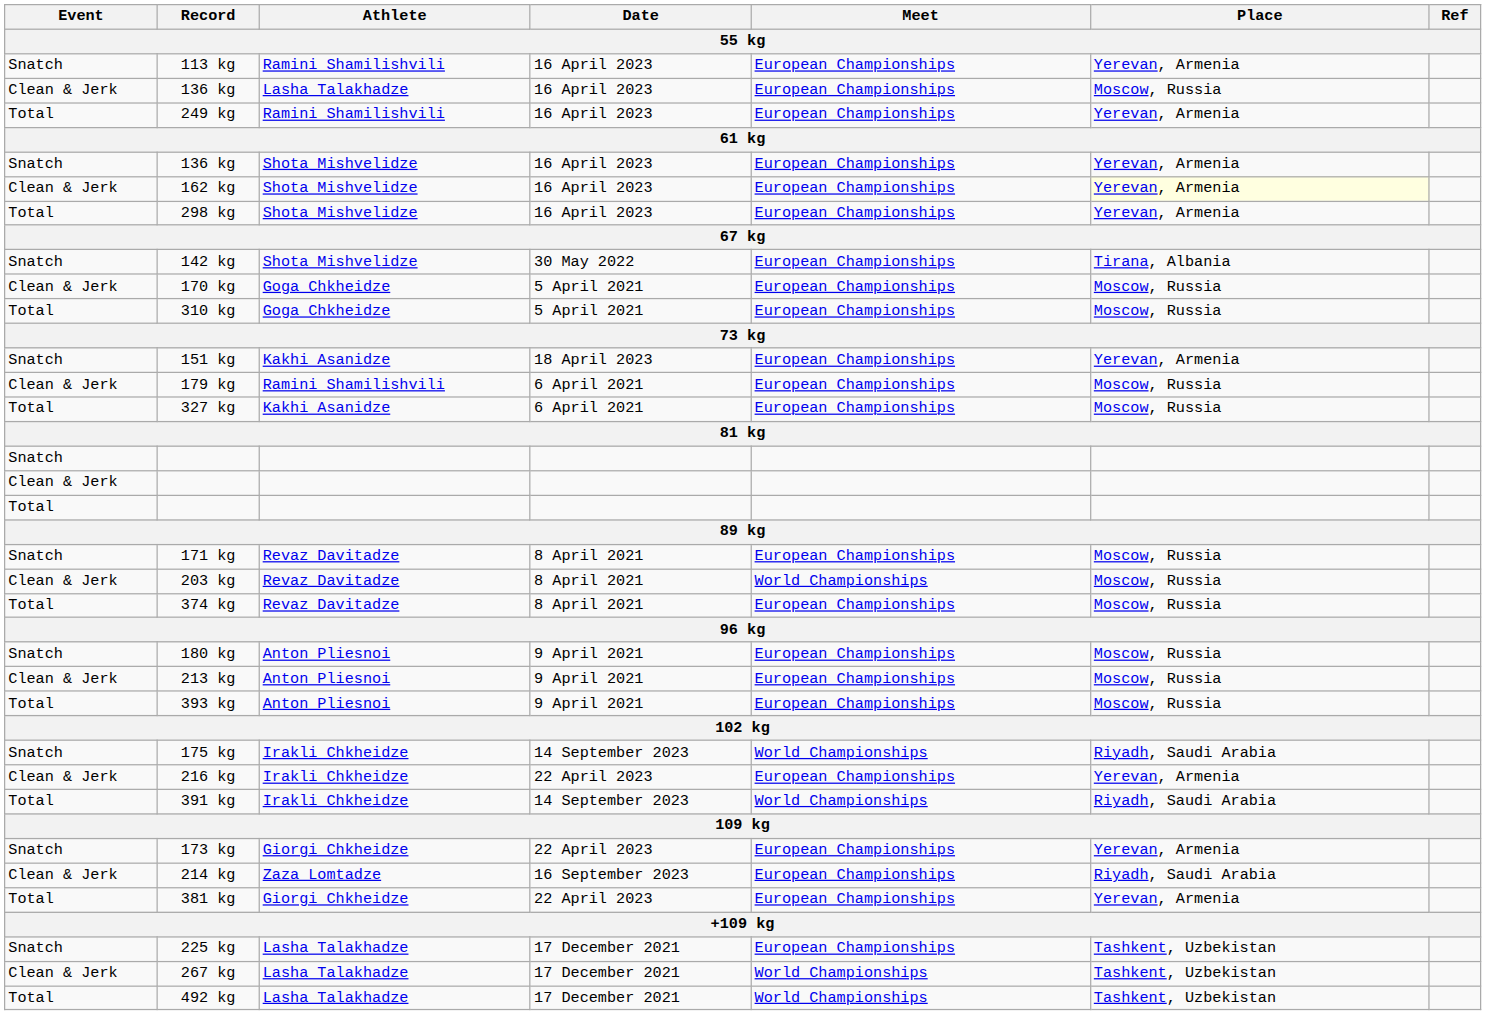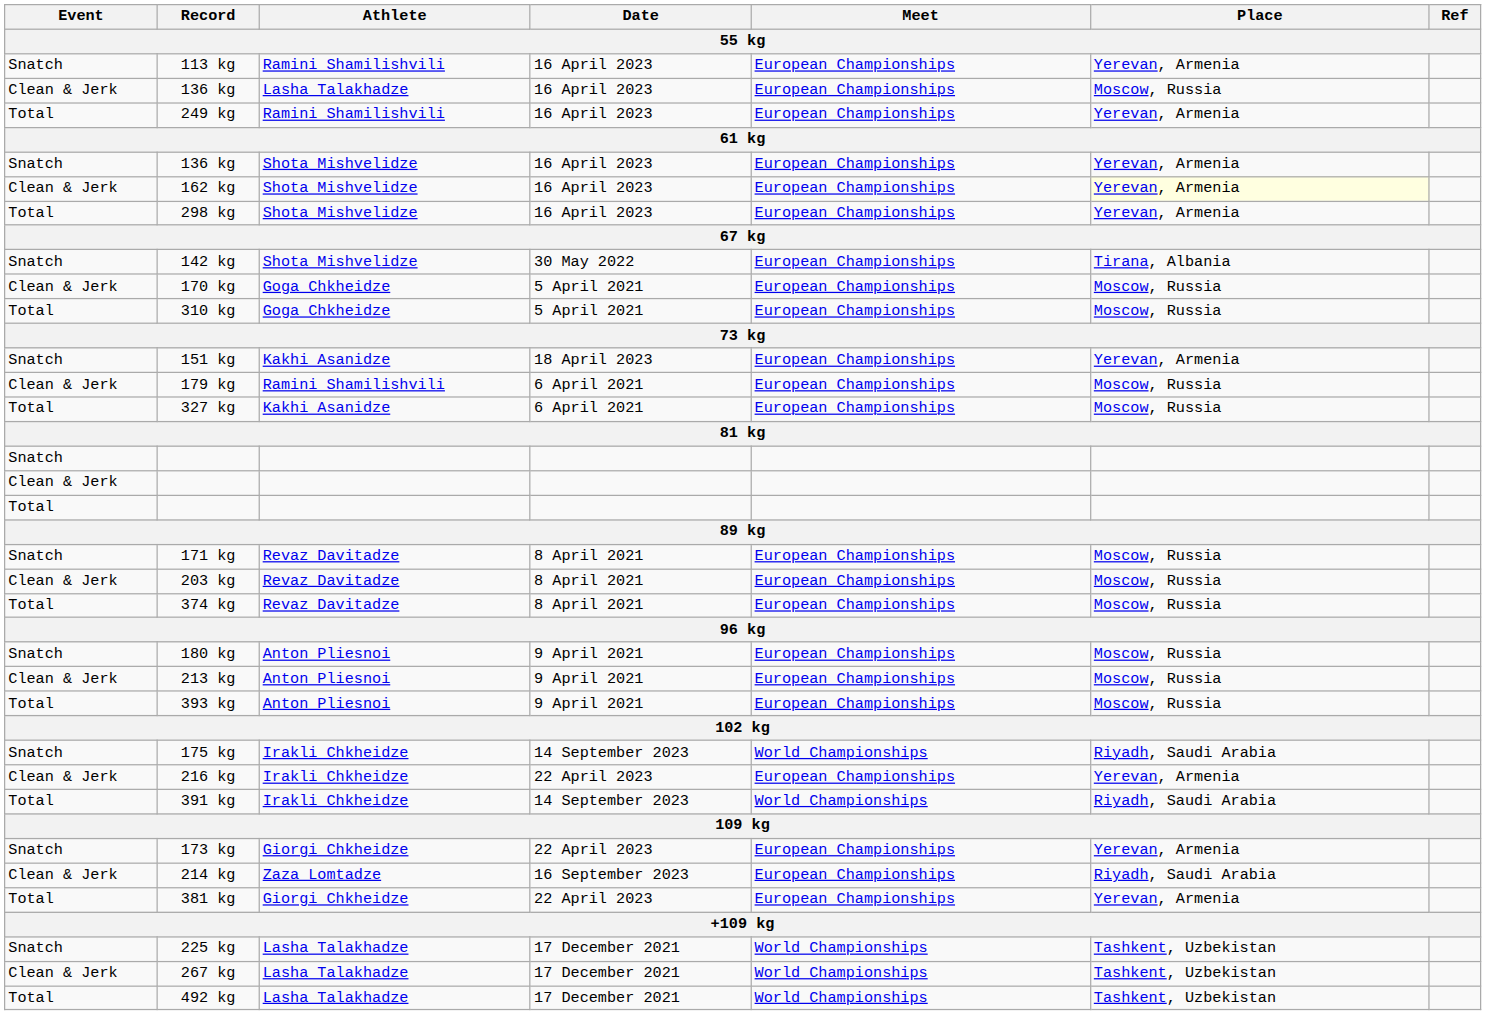(841, 581) World Championships -> (855, 581) European Championships
(855, 949) European Championships -> (841, 949) World Championships
